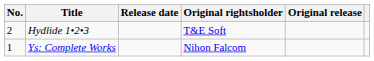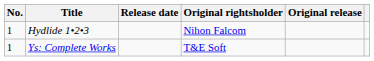(10, 30) 2 -> (10, 30) 1
(205, 30) T&E Soft -> (215, 30) Nihon Falcom
(215, 47) Nihon Falcom -> (205, 47) T&E Soft
